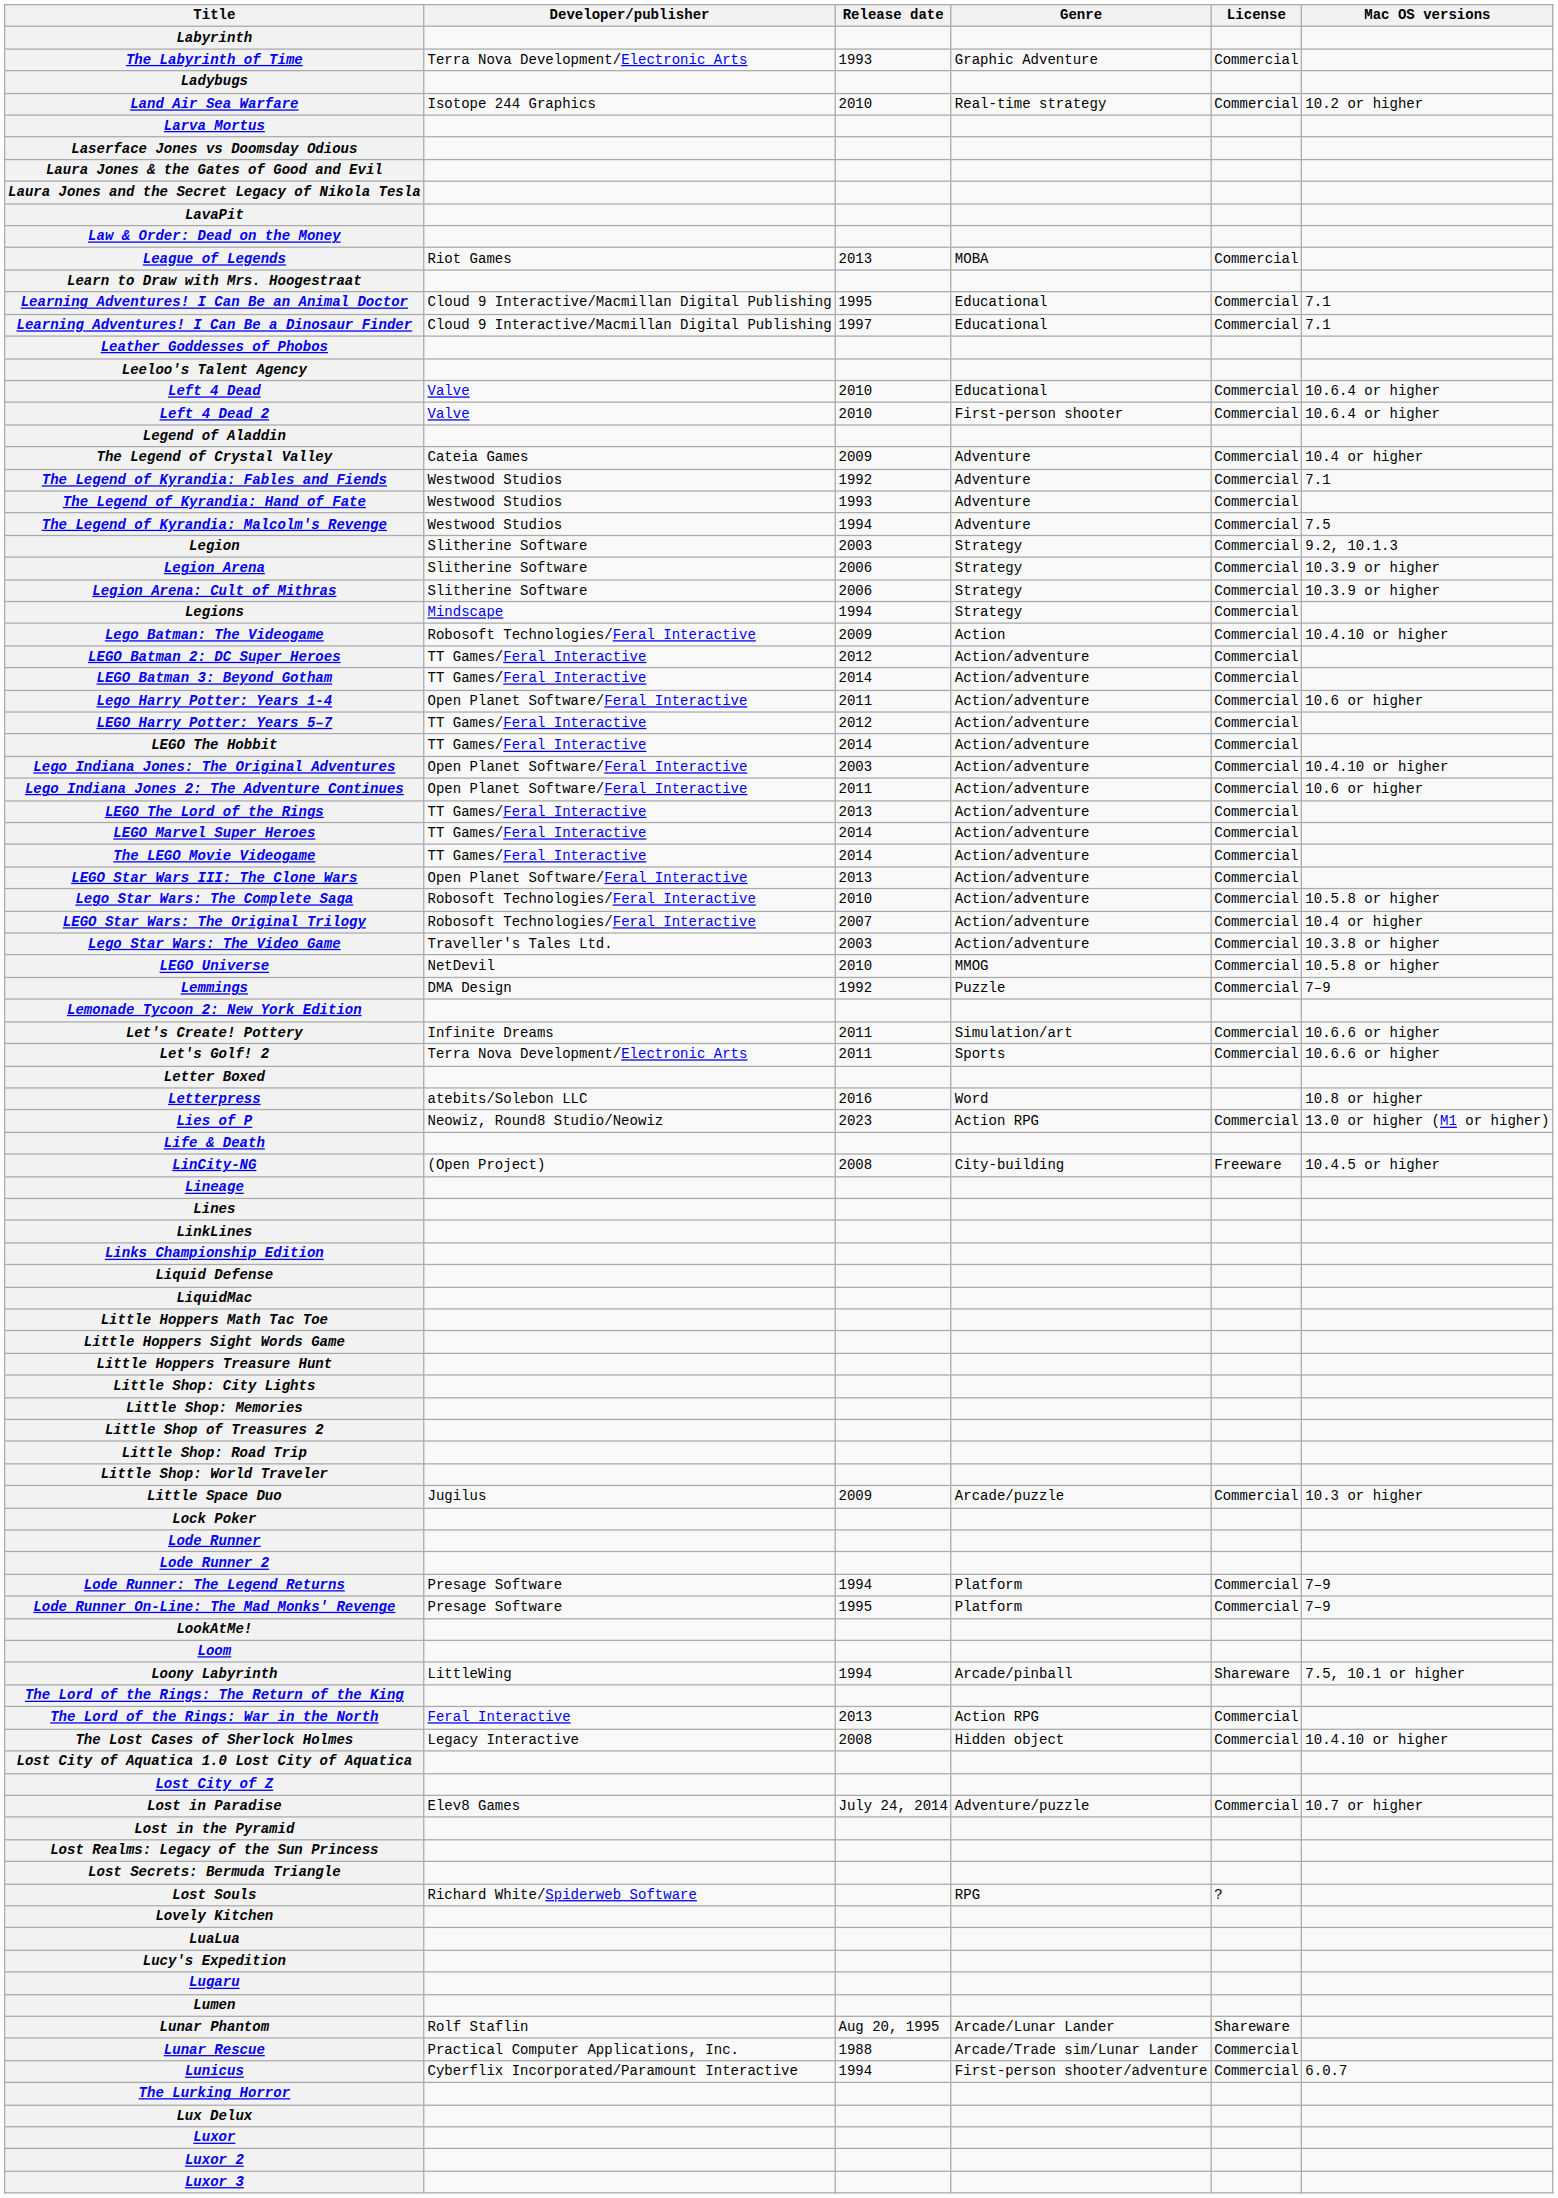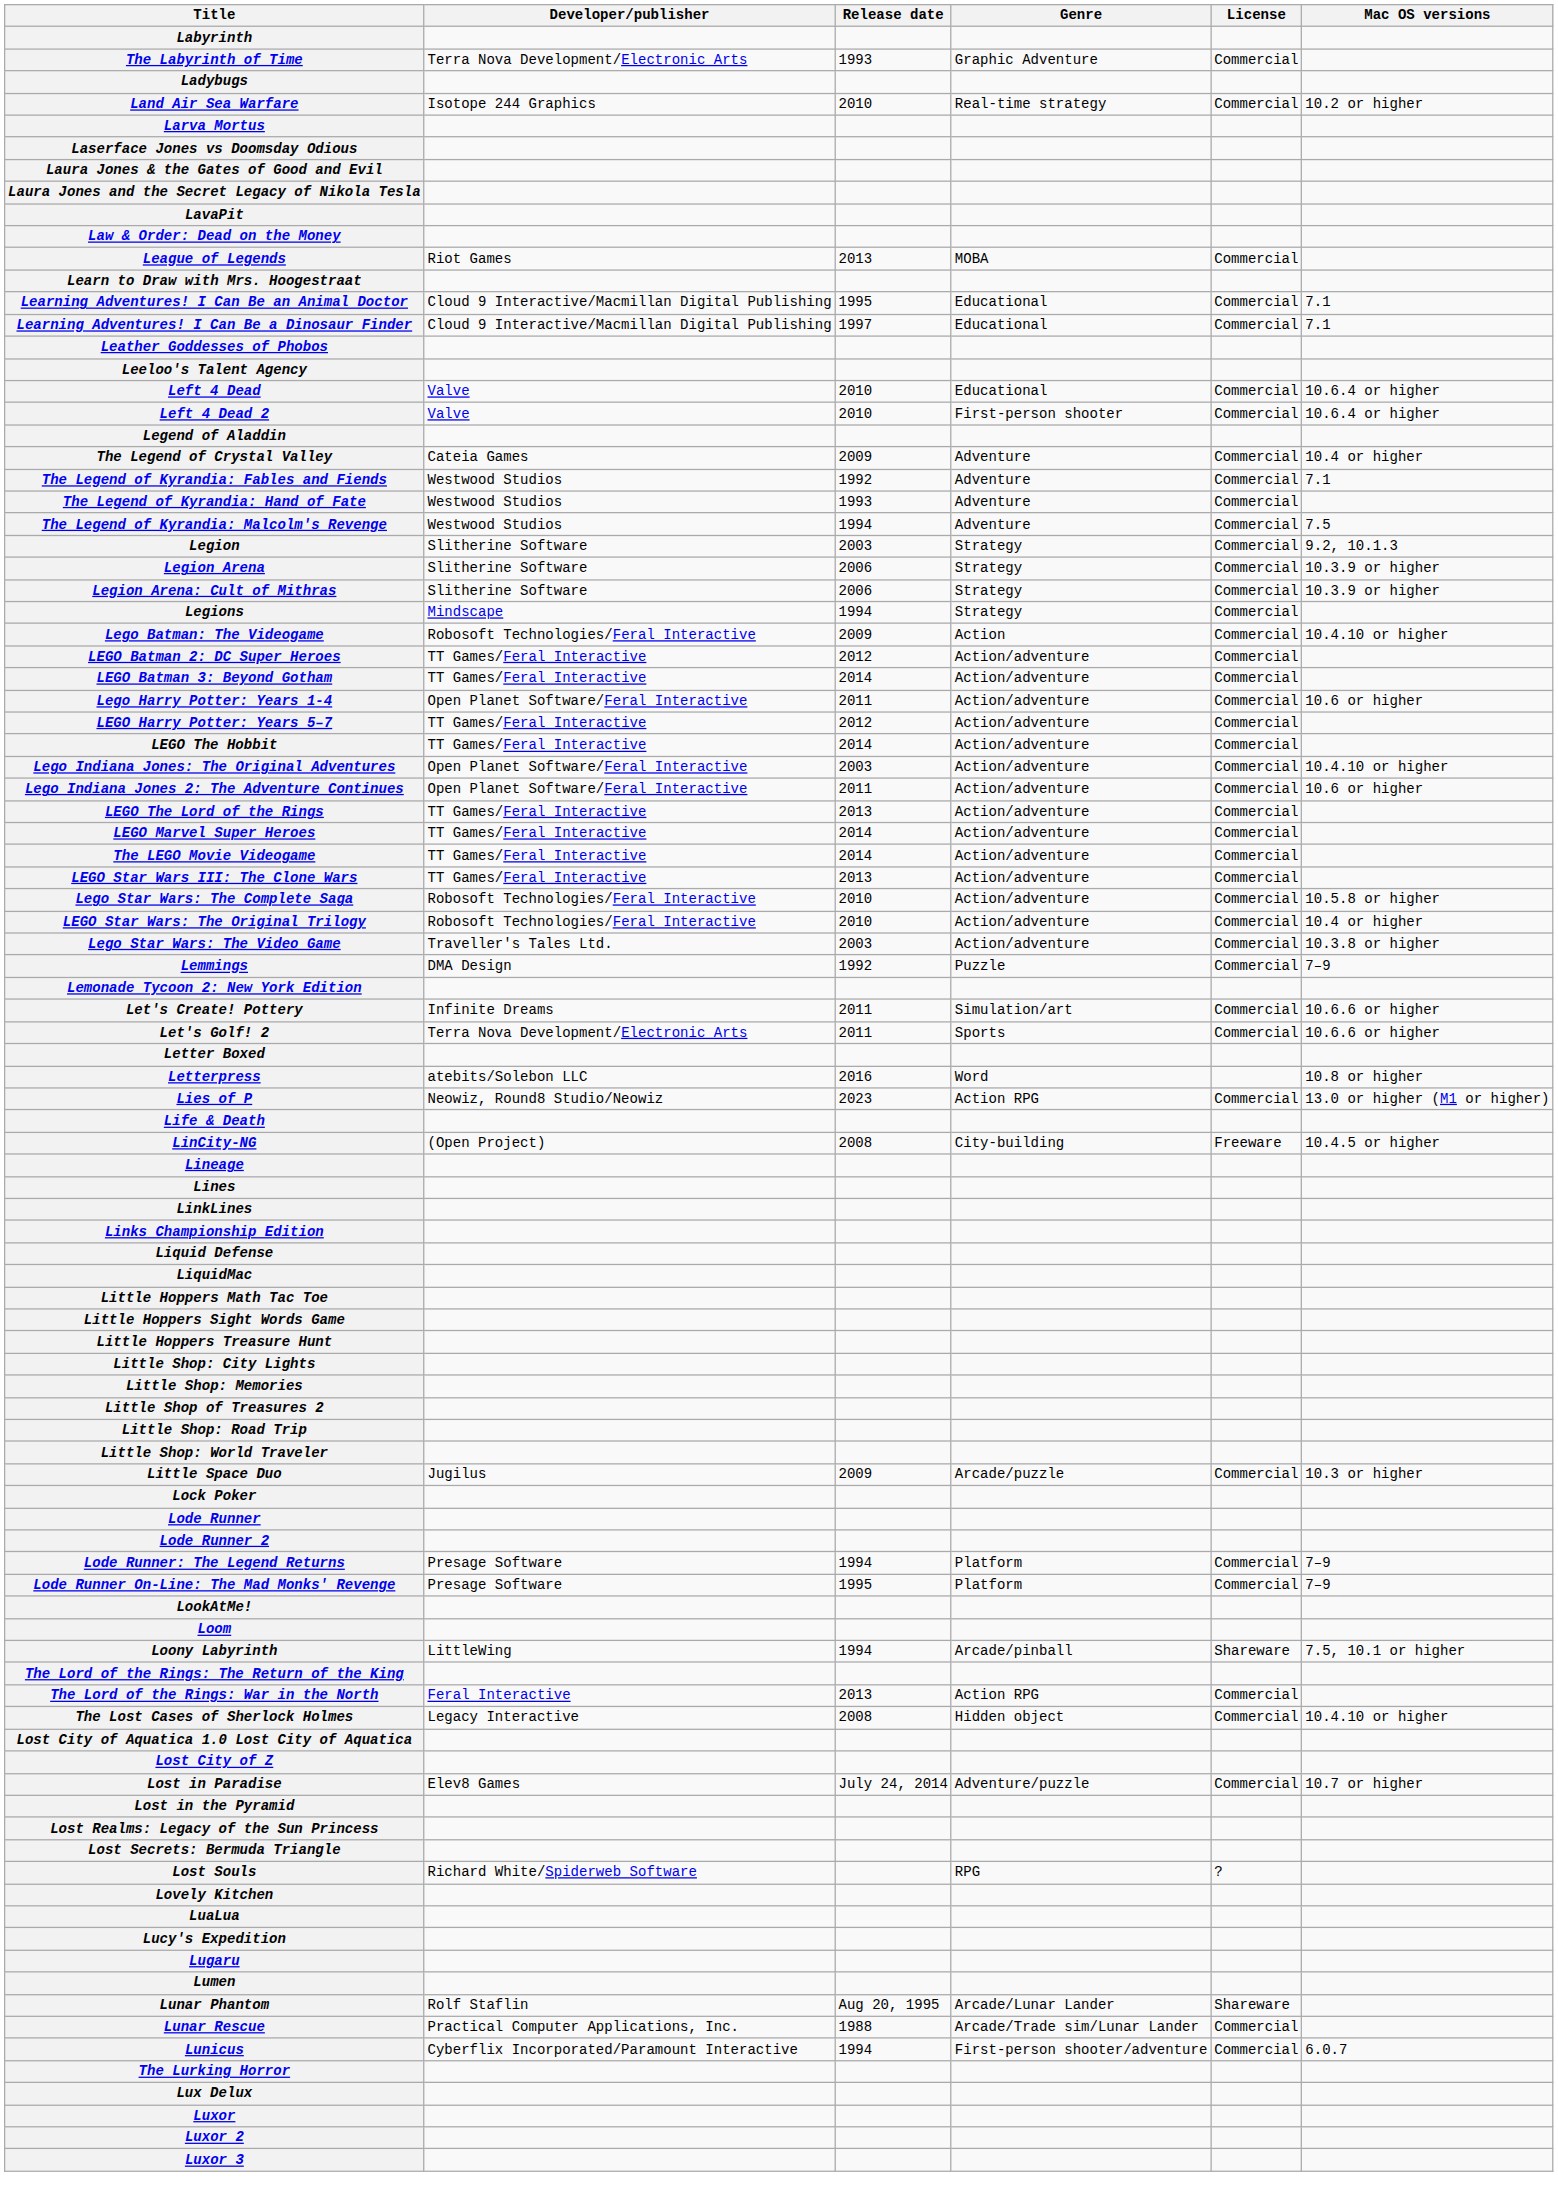(587, 878) Open Planet Software/Feral Interactive -> (537, 878) TT Games/Feral Interactive
(855, 922) 2007 -> (855, 922) 2010
- row: (214, 966)
